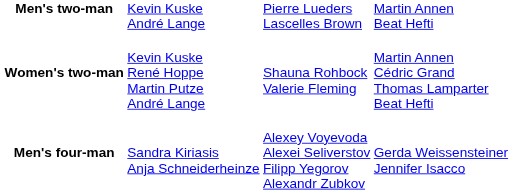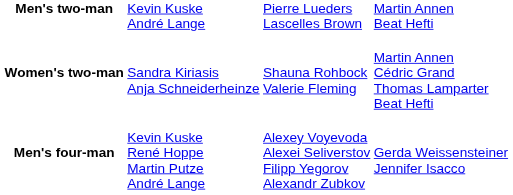(166, 80) Kevin Kuske René Hoppe Martin Putze André Lange -> (193, 80) Sandra Kiriasis Anja Schneiderheinze
(193, 160) Sandra Kiriasis Anja Schneiderheinze -> (166, 160) Kevin Kuske René Hoppe Martin Putze André Lange
